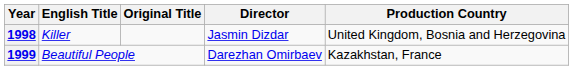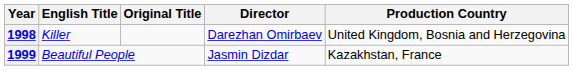(248, 34) Jasmin Dizdar -> (265, 34) Darezhan Omirbaev
(265, 55) Darezhan Omirbaev -> (248, 55) Jasmin Dizdar
